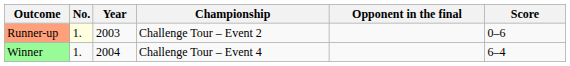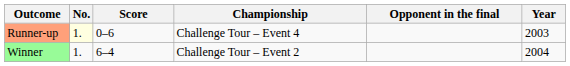columns swapped: (115, 14) <-> (525, 14)
(200, 33) Challenge Tour – Event 2 -> (238, 33) Challenge Tour – Event 4
(200, 52) Challenge Tour – Event 4 -> (238, 52) Challenge Tour – Event 2
